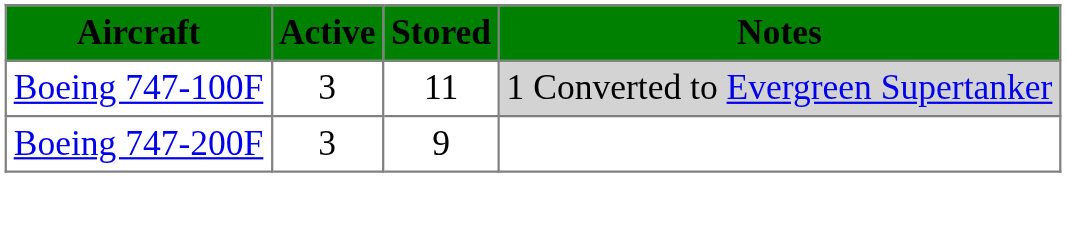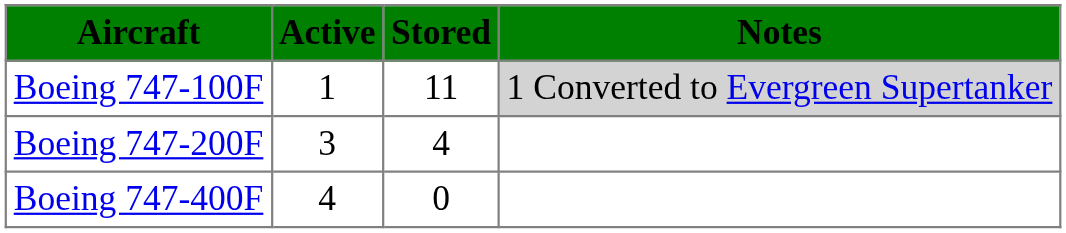(327, 87) 3 -> (327, 87) 1
(441, 143) 9 -> (441, 143) 4
+ row: (139, 198)
